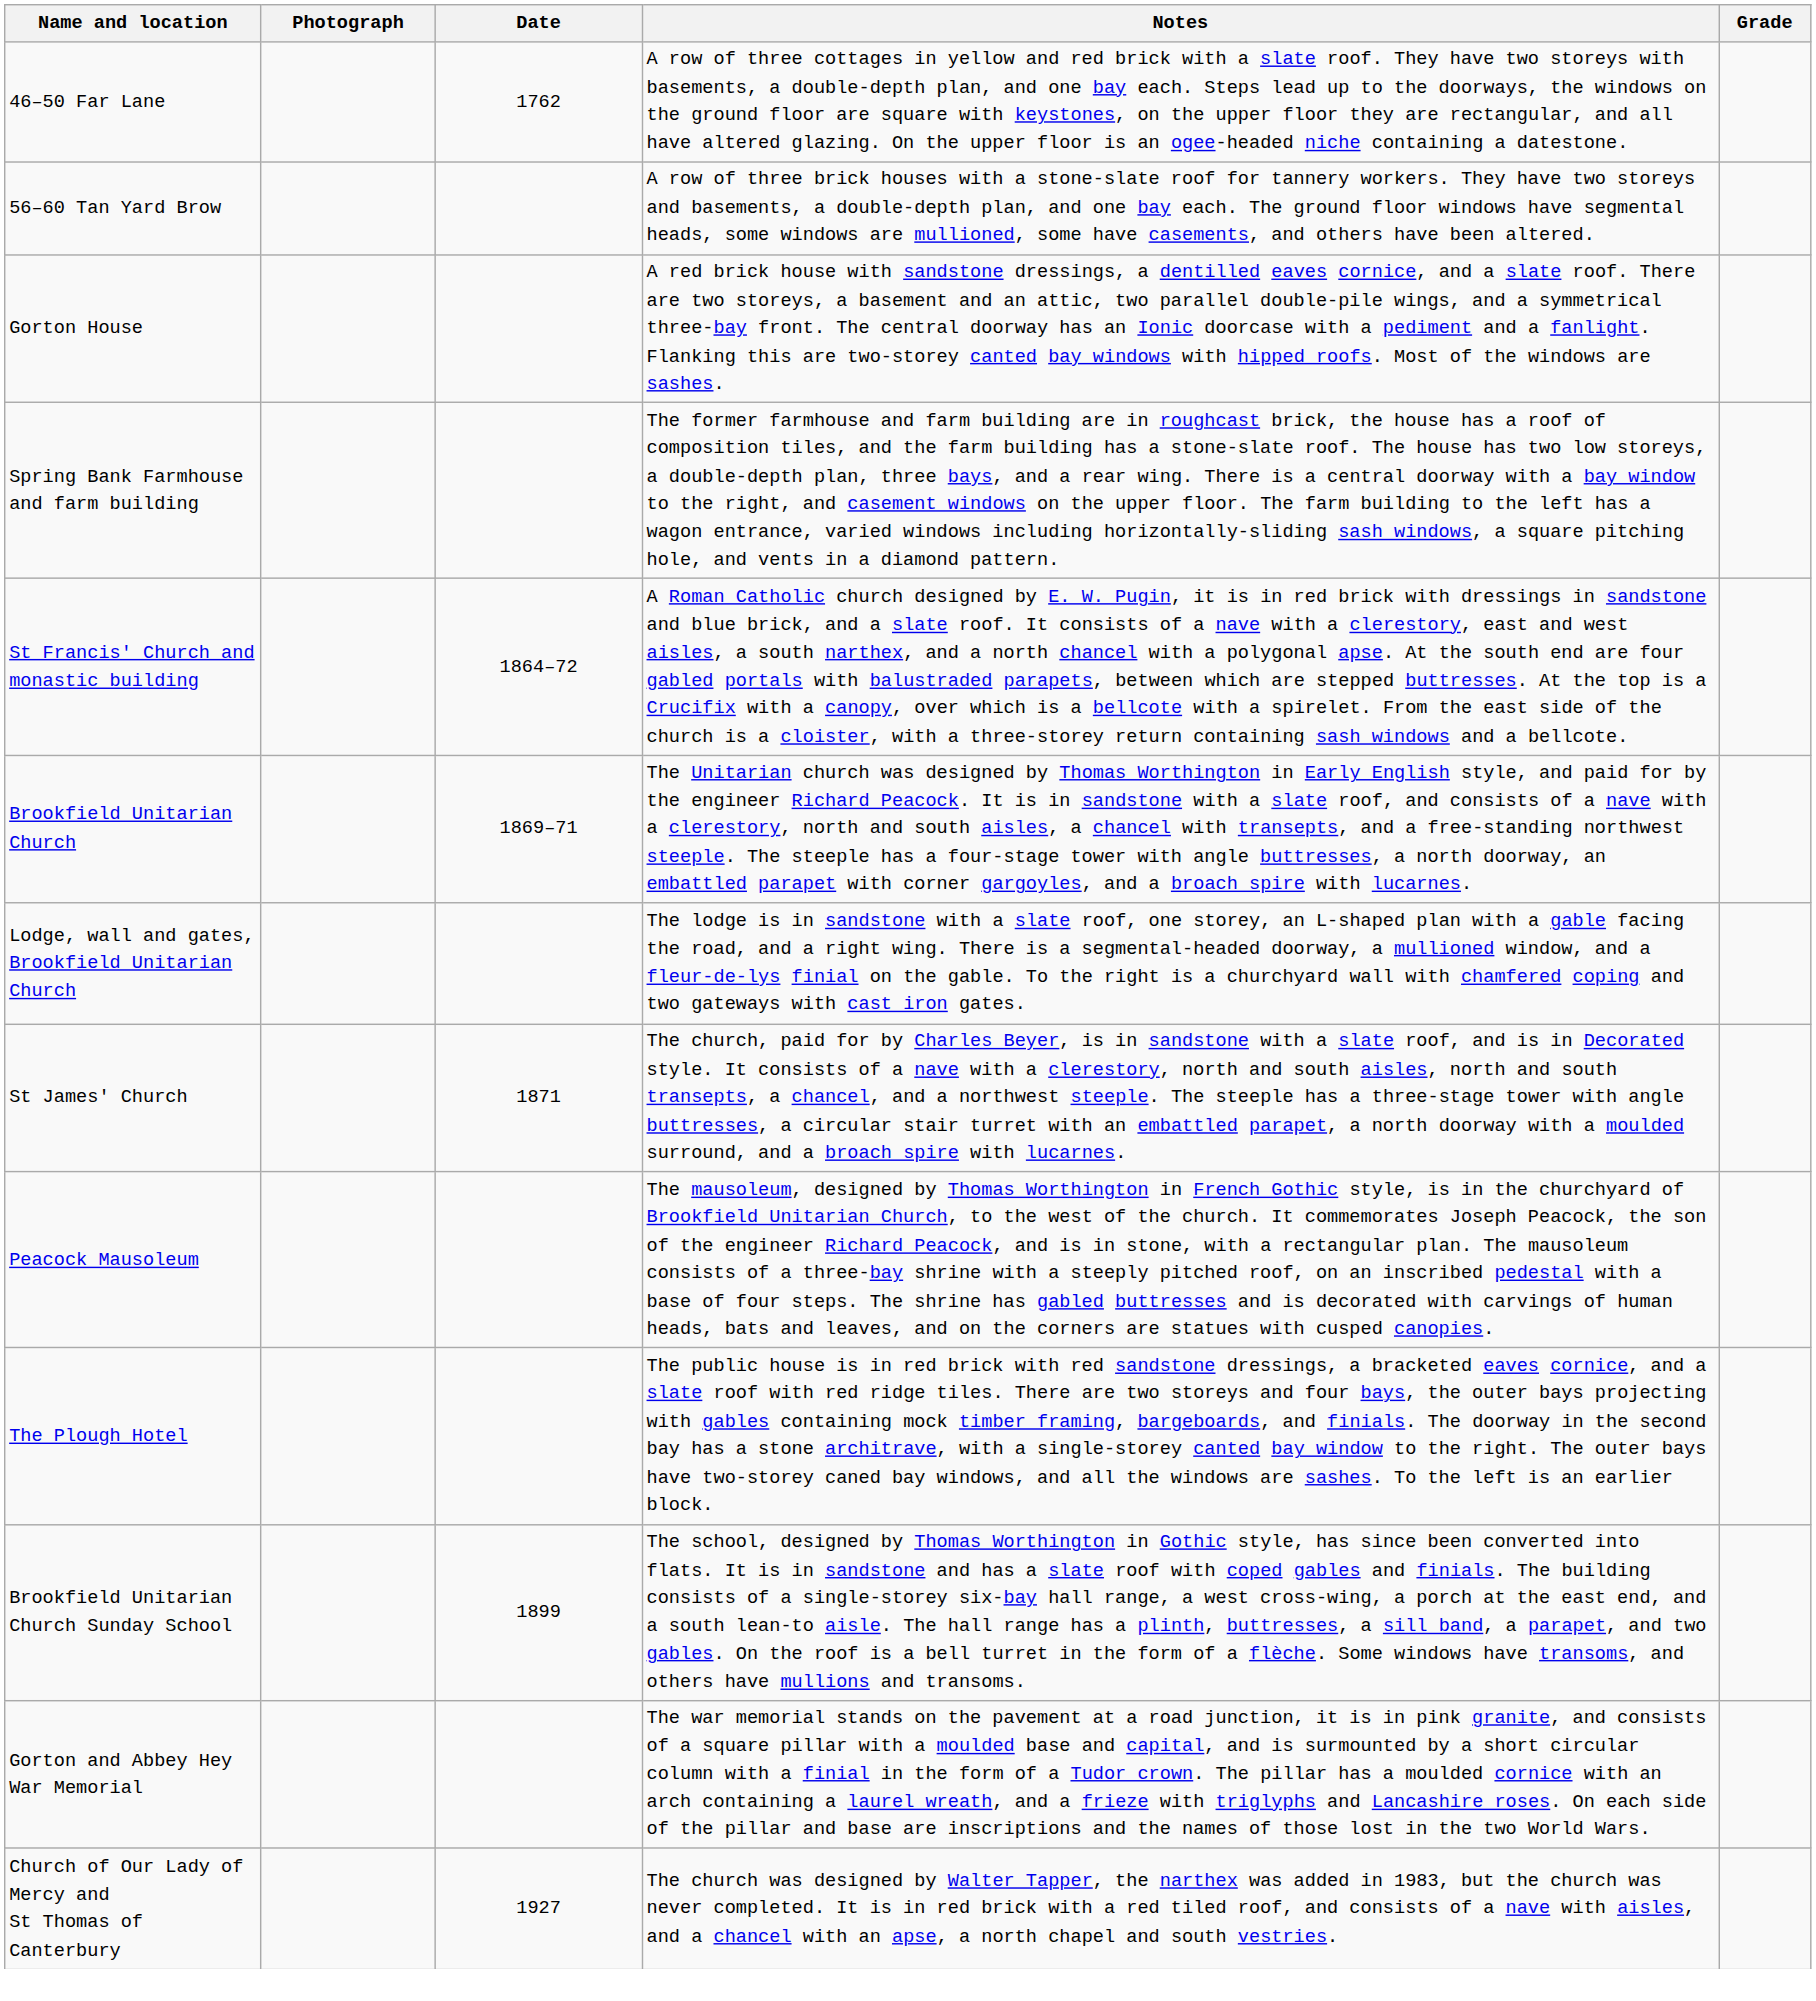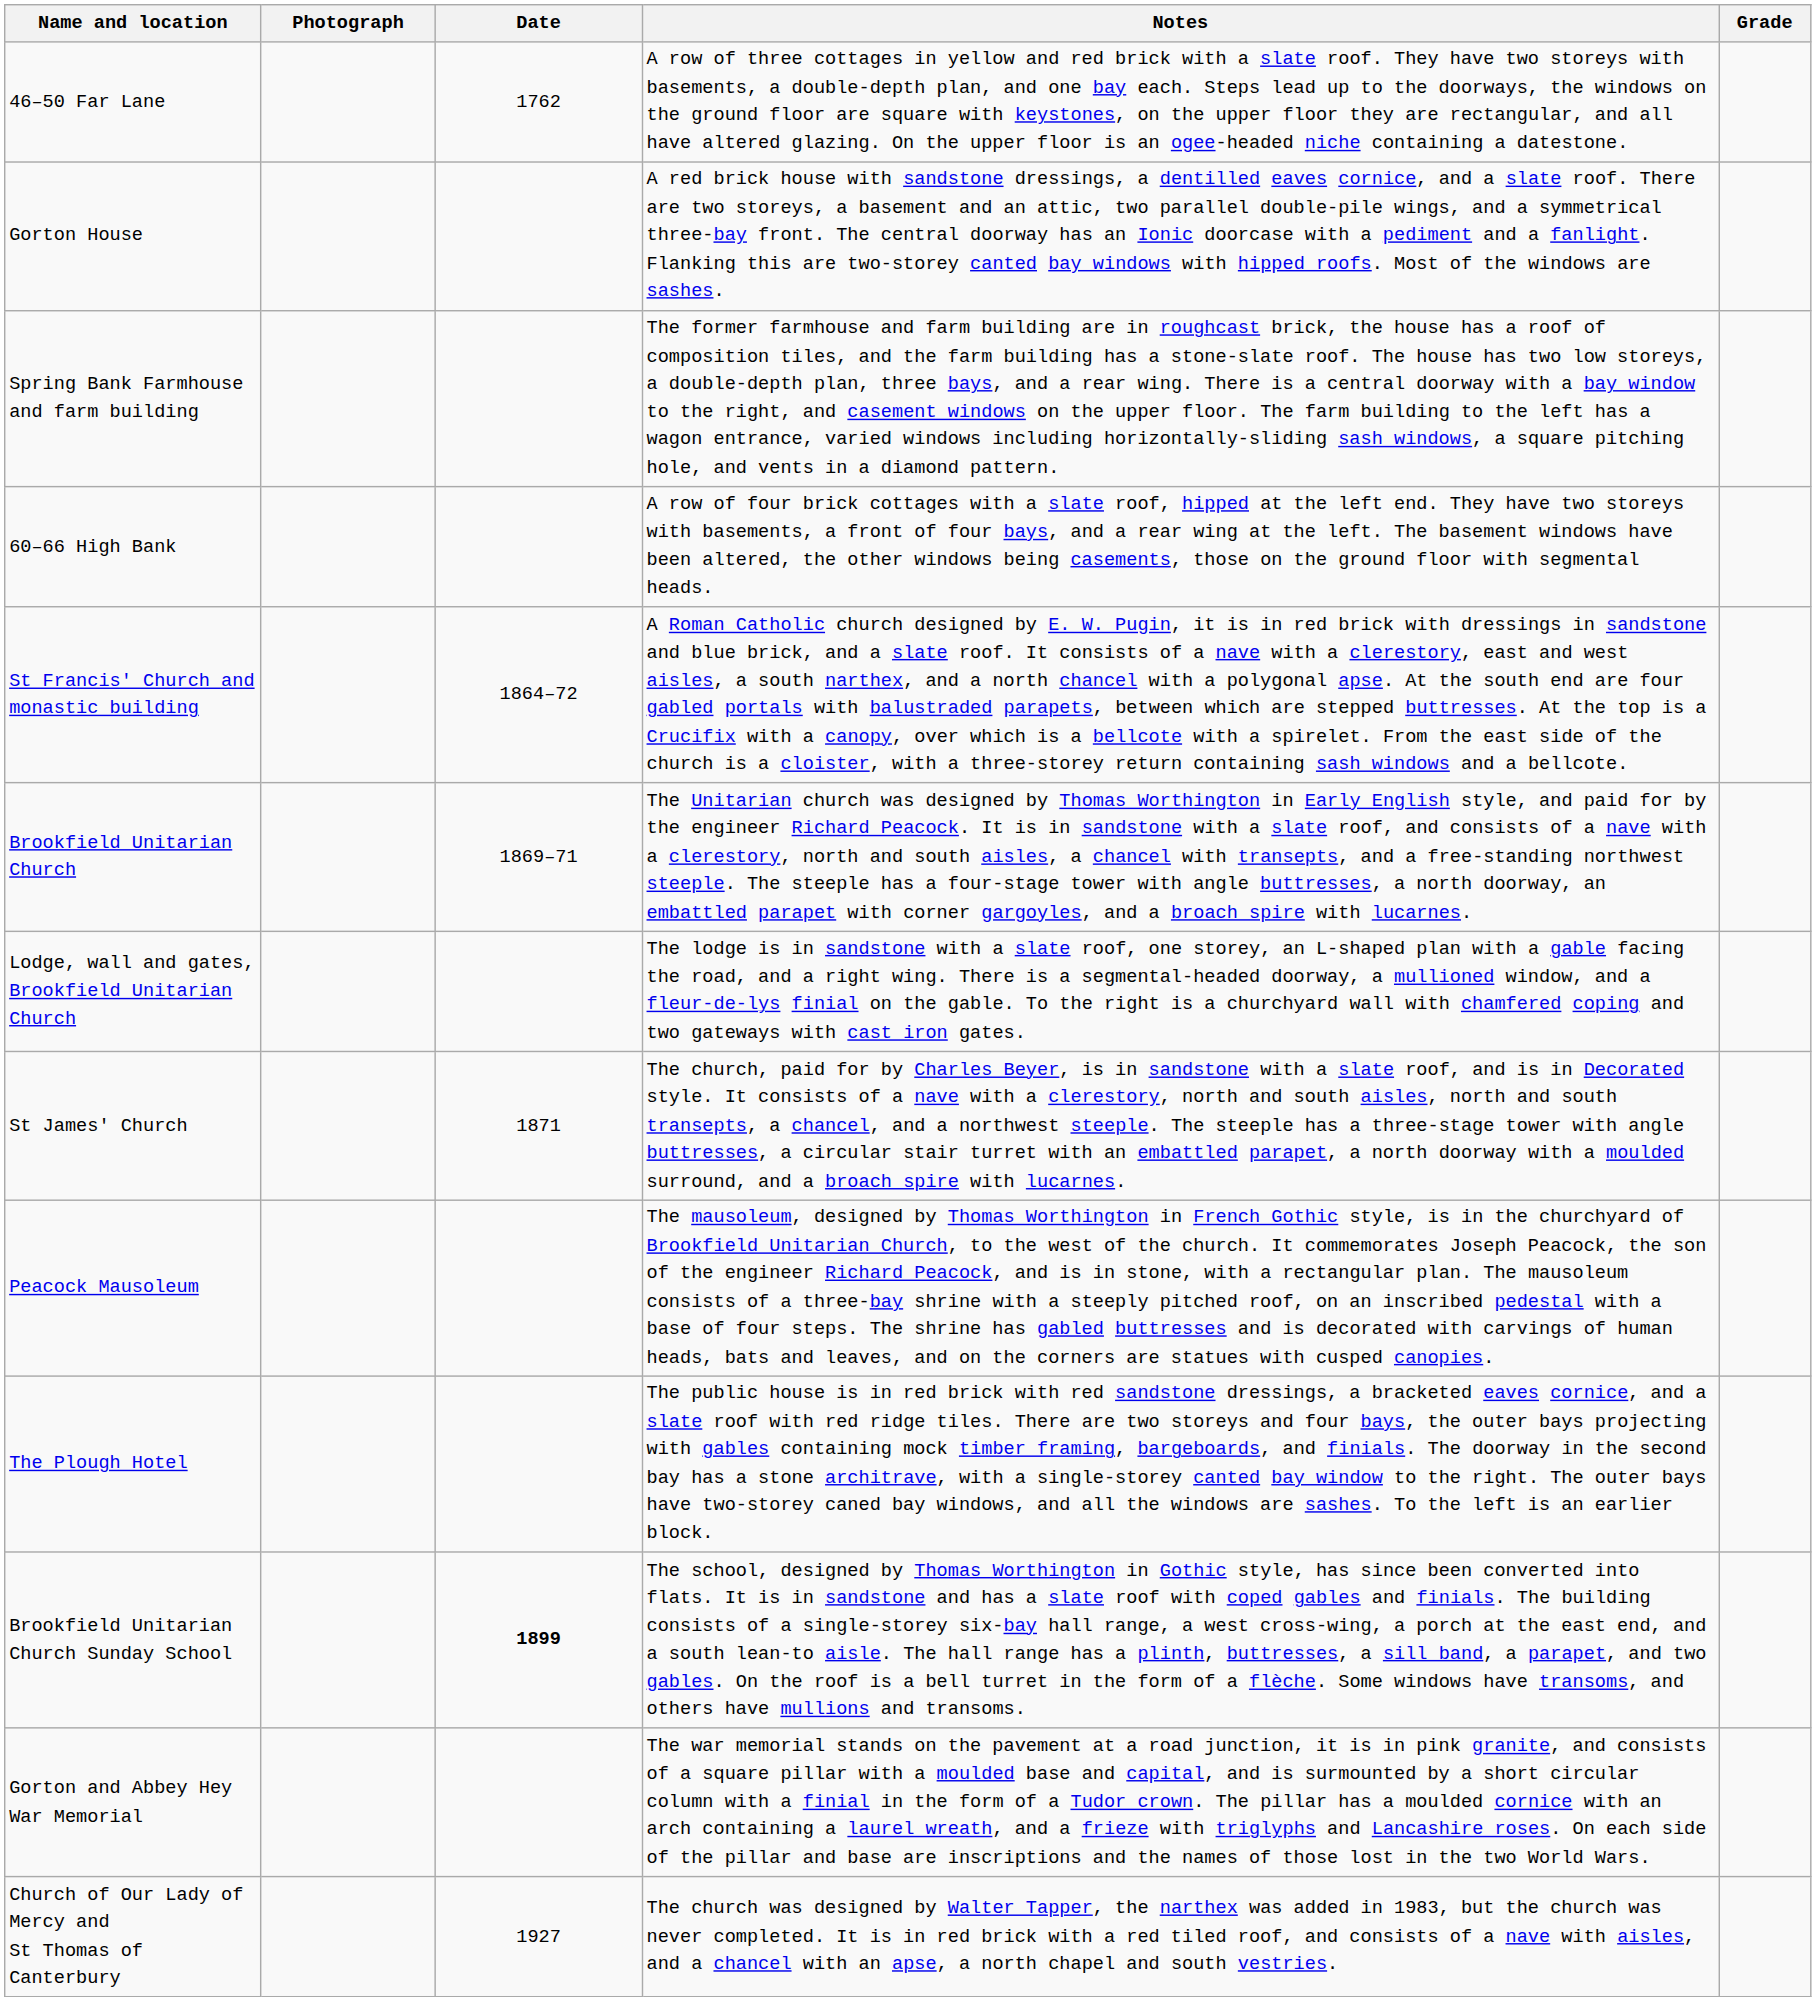- row: (115, 208)
+ row: (93, 546)
(539, 1612) normal -> (539, 1640) bold
